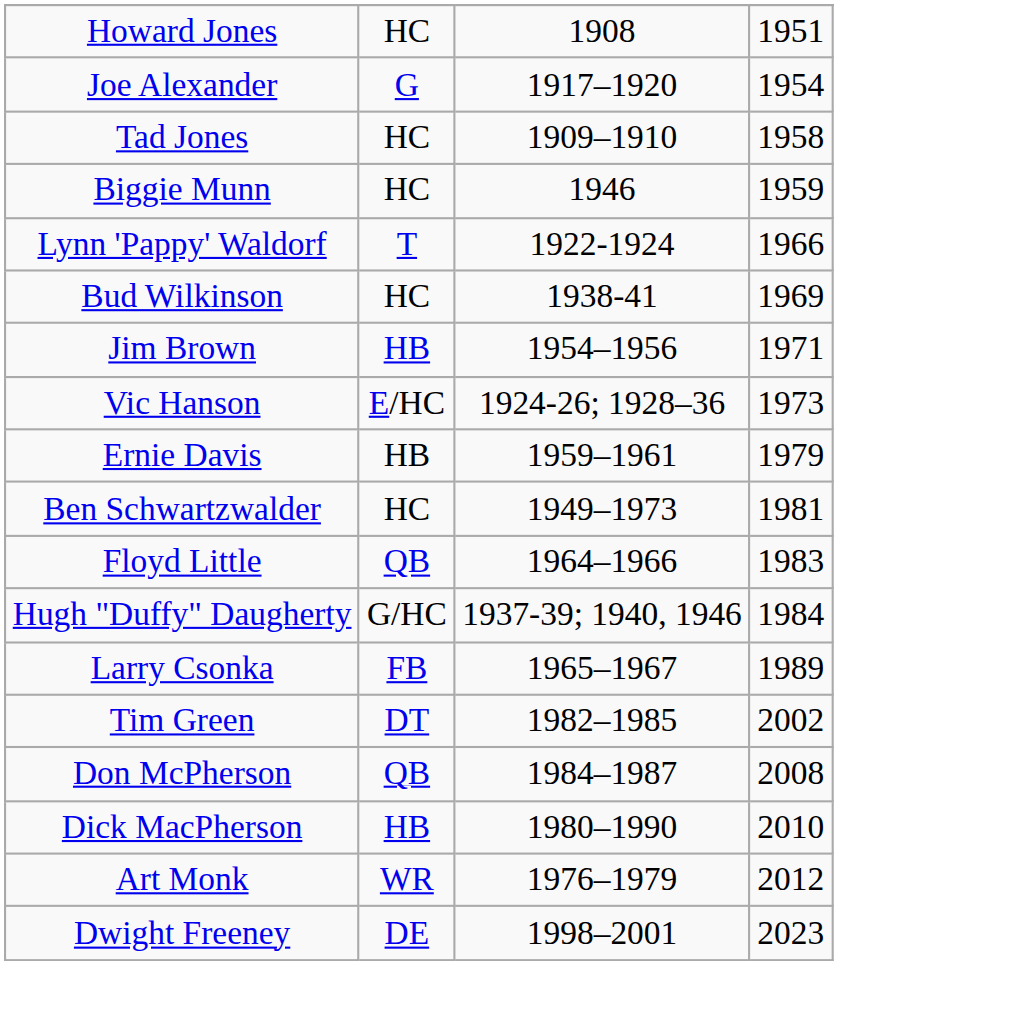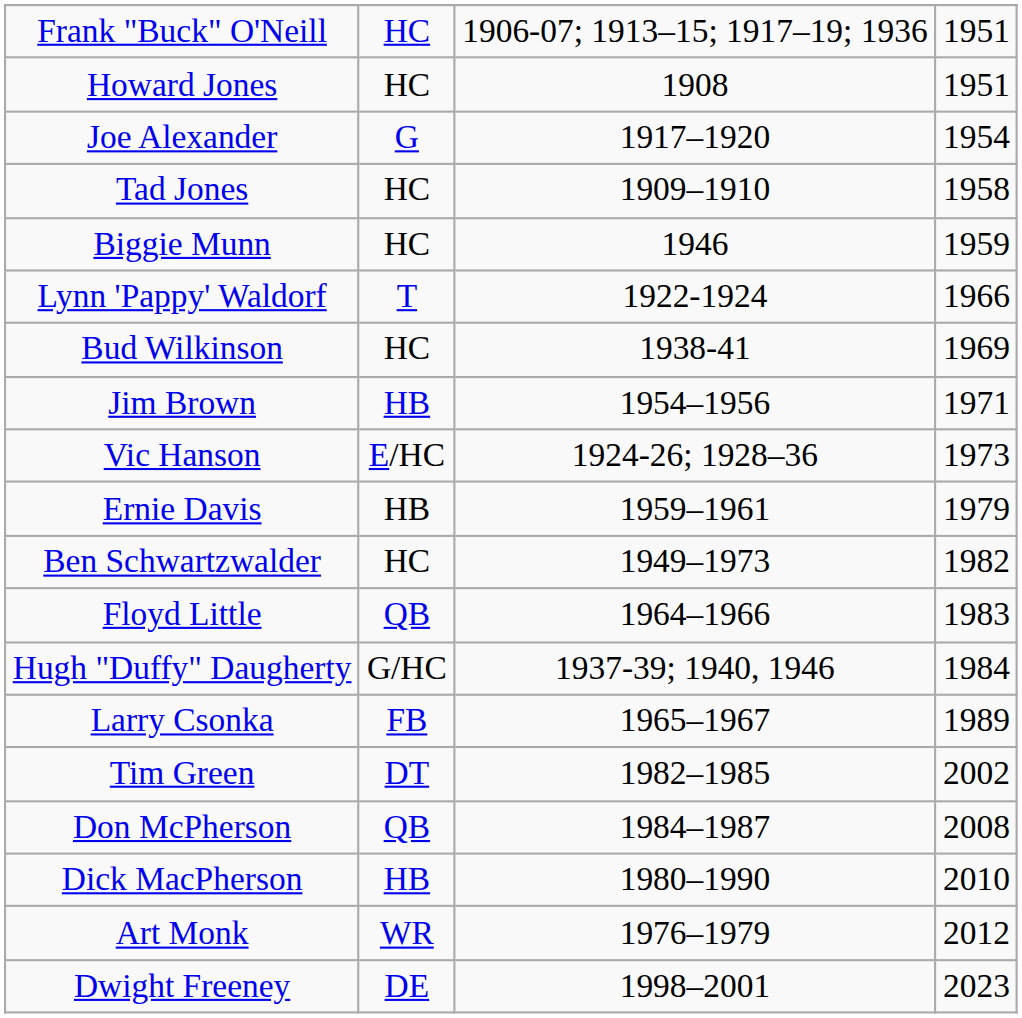+ row: (182, 31)
(791, 508) 1981 -> (976, 561) 1982
